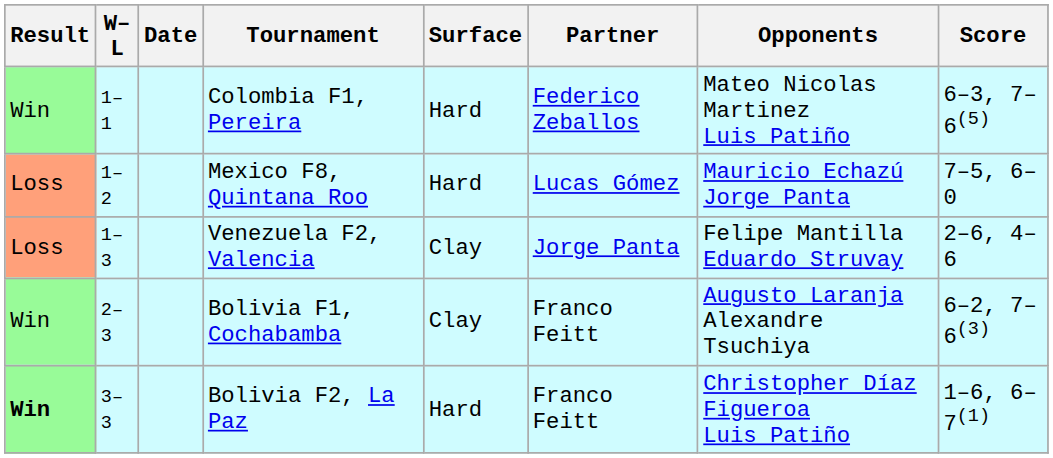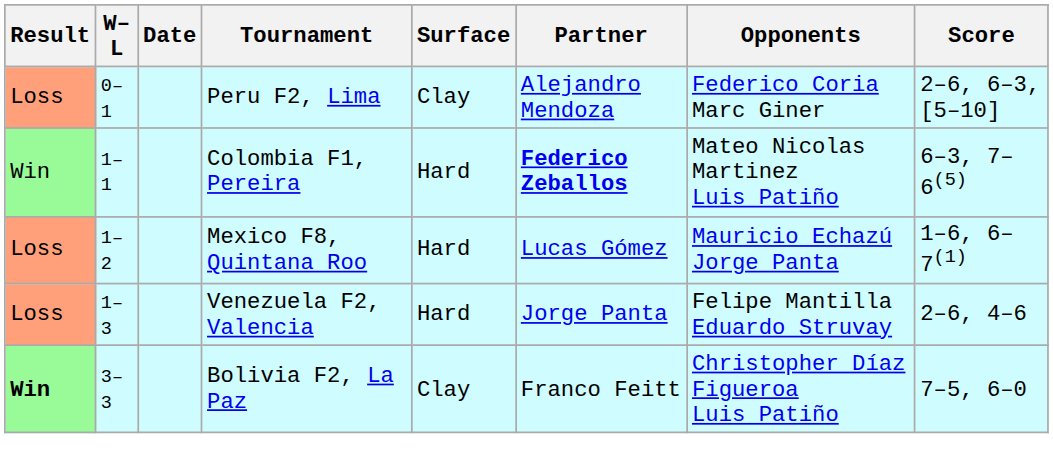+ row: (294, 98)
(586, 111) normal -> (574, 172) bold
(990, 185) 7–5, 6–0 -> (967, 250) 1–6, 6–7(1)
(455, 247) Clay -> (444, 315) Hard
- row: (281, 322)
(455, 409) Hard -> (444, 389) Clay
(990, 409) 1–6, 6–7(1) -> (974, 389) 7–5, 6–0
